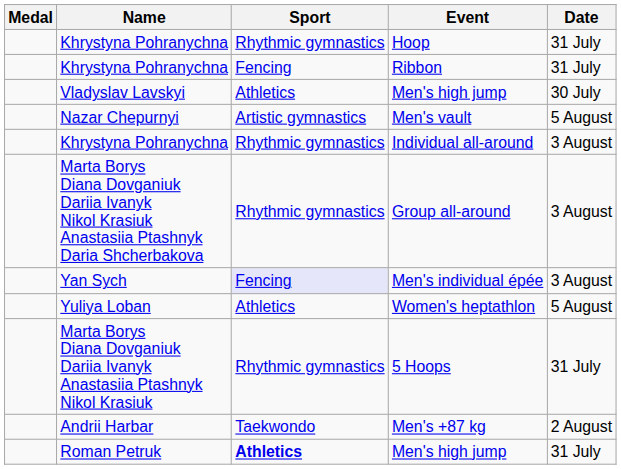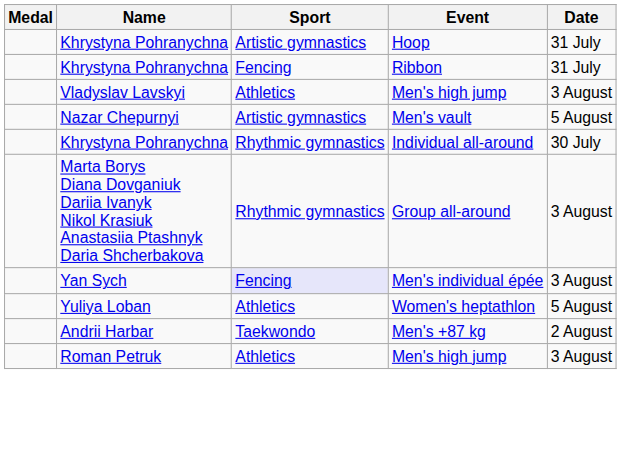(310, 42) Rhythmic gymnastics -> (301, 42) Artistic gymnastics
(576, 92) 30 July -> (581, 92) 3 August
(581, 142) 3 August -> (576, 142) 30 July
- row: (131, 366)
(269, 452) bold -> (265, 356) normal
(576, 452) 31 July -> (581, 356) 3 August
